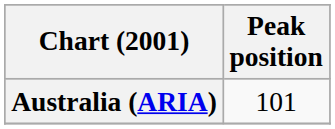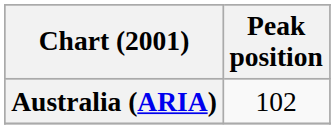(276, 100) 101 -> (276, 100) 102
